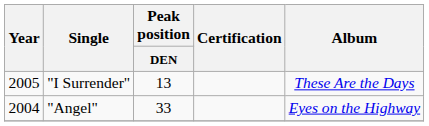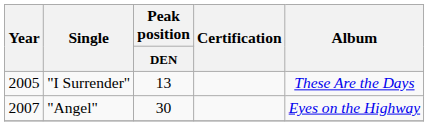(24, 108) 2004 -> (24, 108) 2007
(164, 108) 33 -> (164, 108) 30
